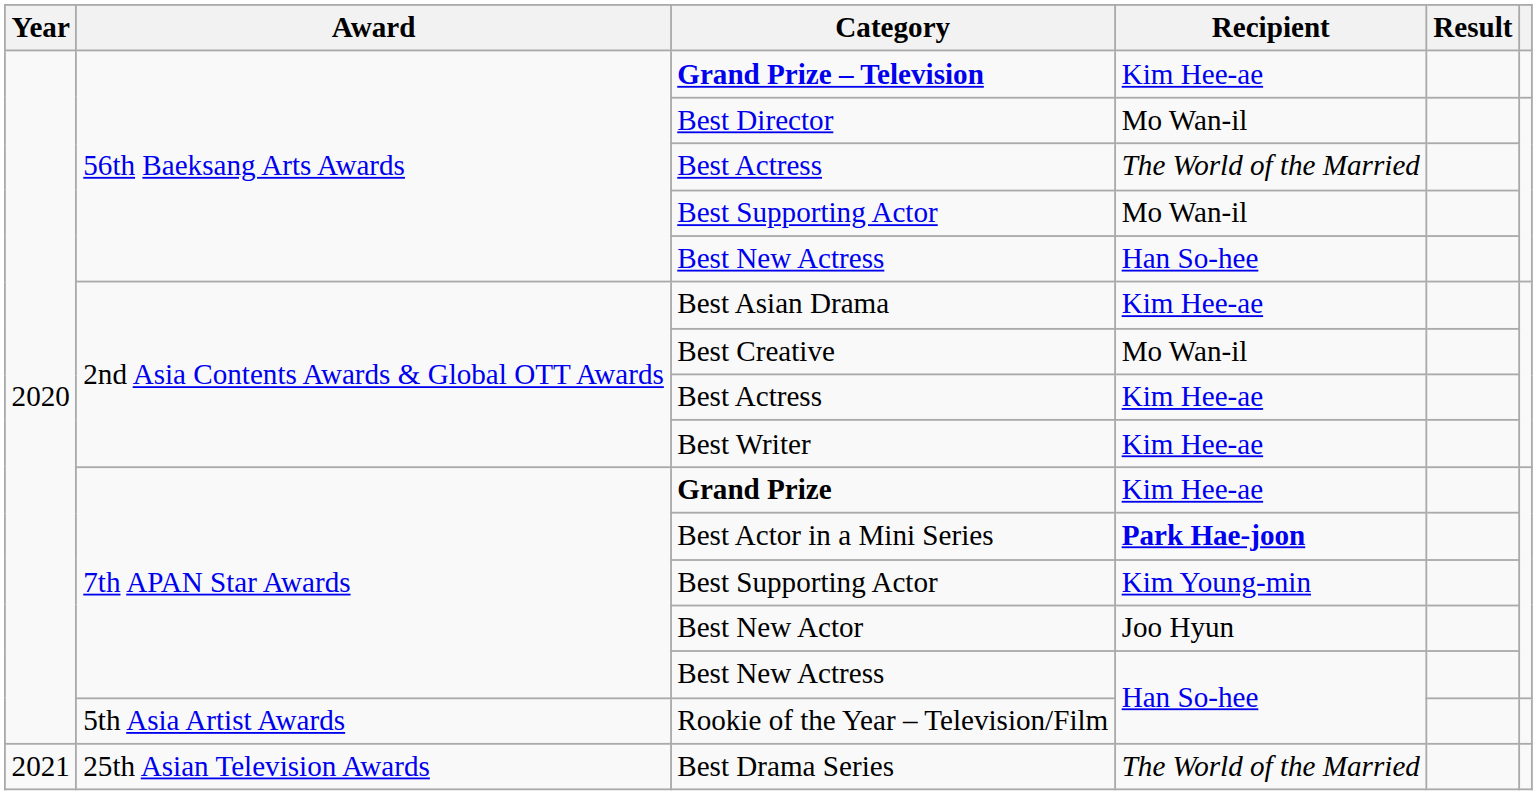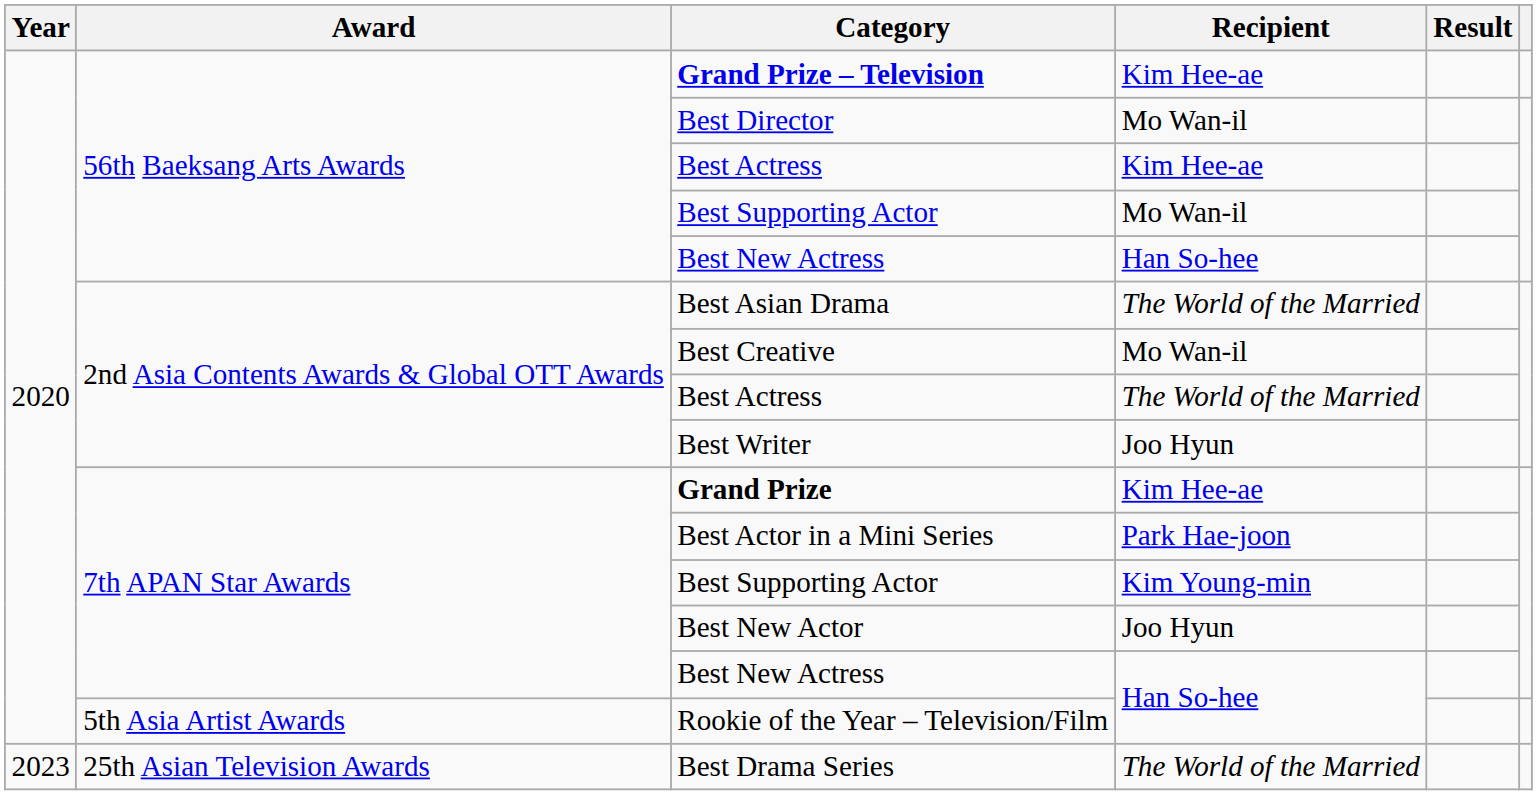(1271, 166) The World of the Married -> (1192, 166) Kim Hee-ae
(1192, 304) Kim Hee-ae -> (1271, 304) The World of the Married
(1192, 397) Kim Hee-ae -> (1271, 397) The World of the Married
(1192, 443) Kim Hee-ae -> (1178, 443) Joo Hyun
(1213, 535) bold -> (1206, 535) normal
(41, 766) 2021 -> (41, 766) 2023
